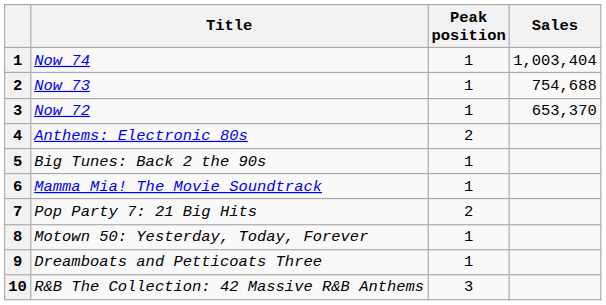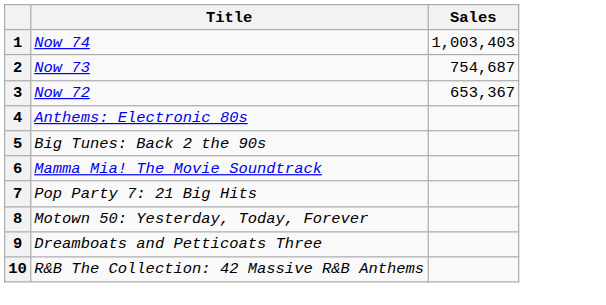- column: (469, 26)
(555, 60) 1,003,404 -> (473, 42) 1,003,403
(564, 85) 754,688 -> (483, 68) 754,687
(564, 111) 653,370 -> (483, 93) 653,367
